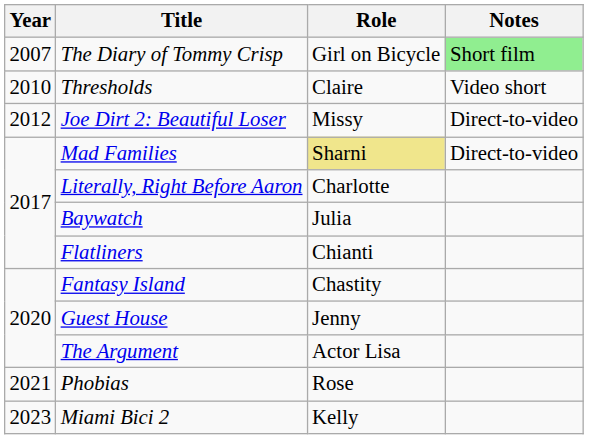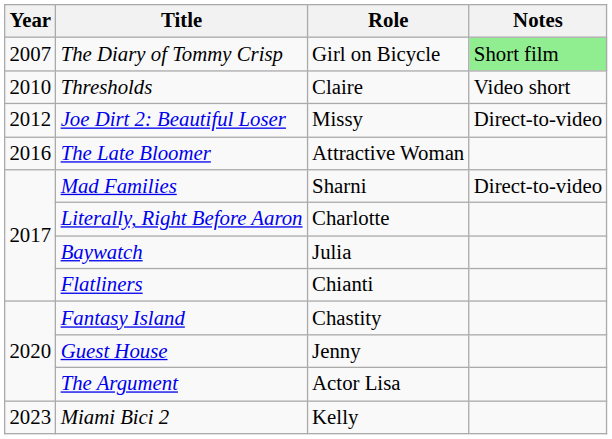+ row: (136, 152)
(339, 152) khaki background -> (339, 185) no background
- row: (95, 383)
